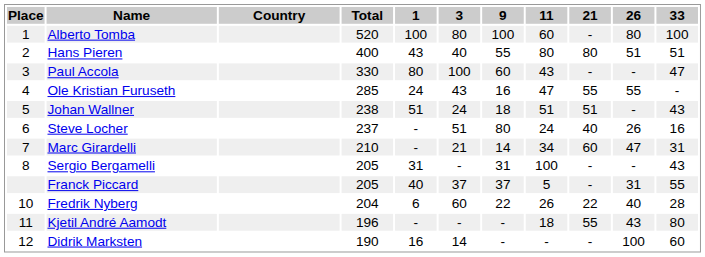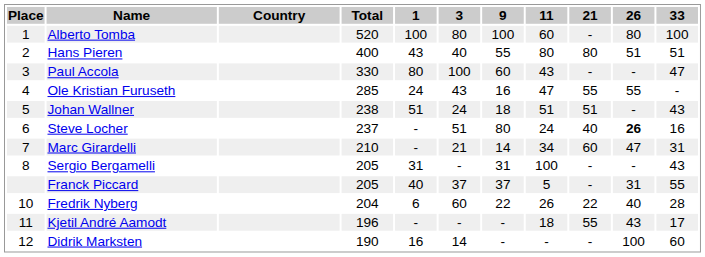(634, 128) normal -> (634, 128) bold
(677, 222) 80 -> (677, 222) 17
